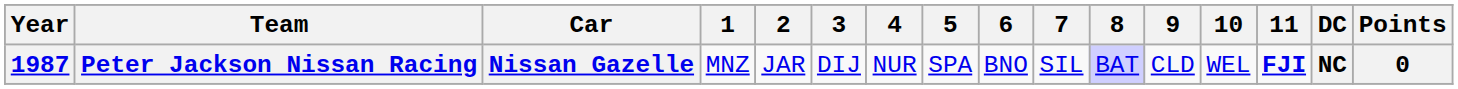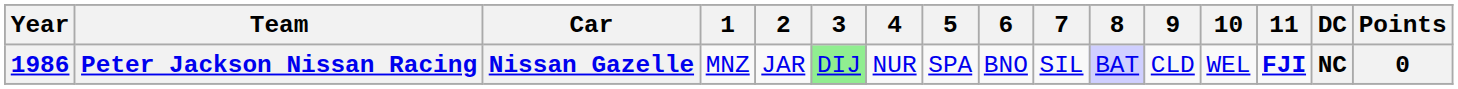(40, 65) 1987 -> (40, 65) 1986
(839, 65) no background -> (839, 65) lightgreen background
